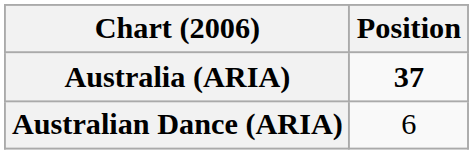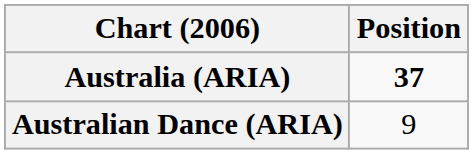(409, 124) 6 -> (409, 124) 9
